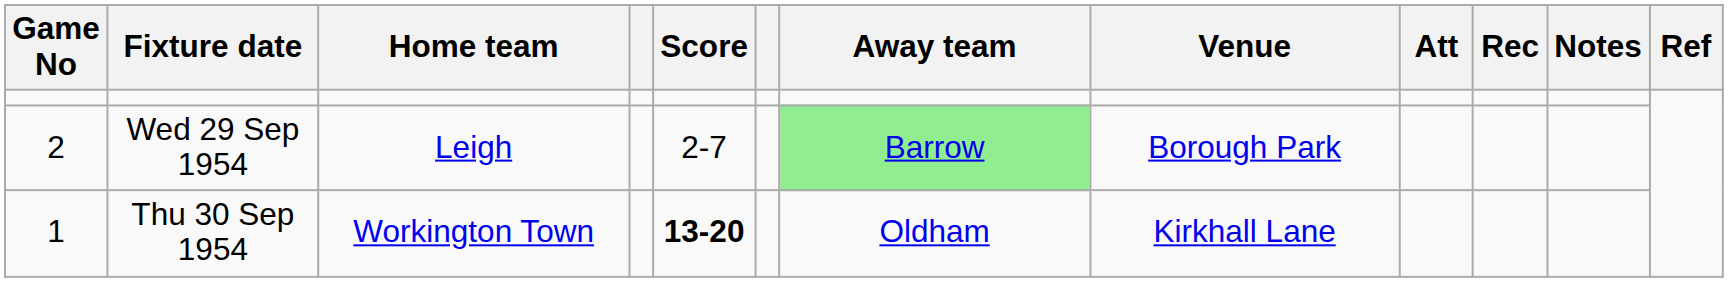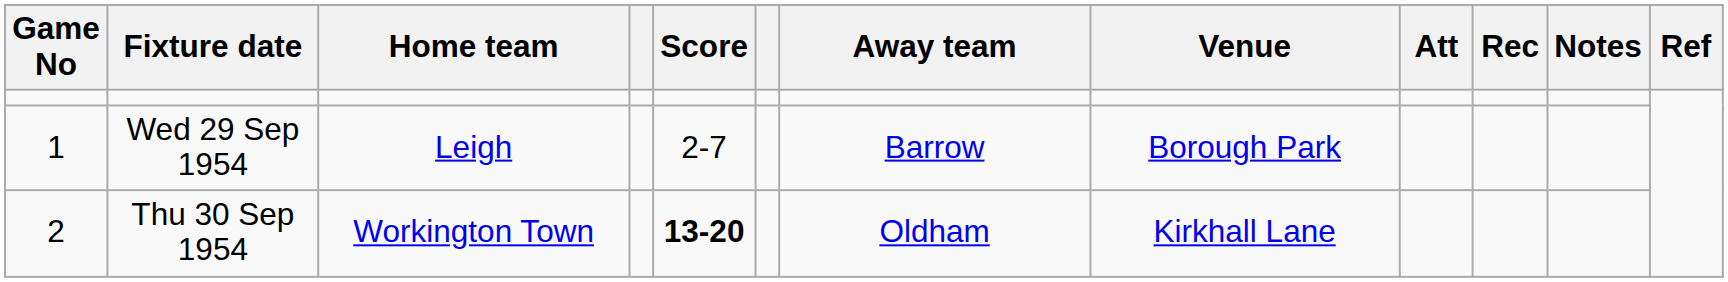(56, 147) 2 -> (56, 147) 1
(935, 147) lightgreen background -> (935, 147) no background
(56, 232) 1 -> (56, 232) 2
